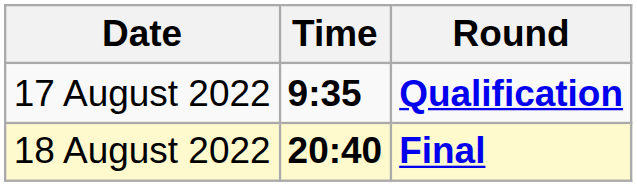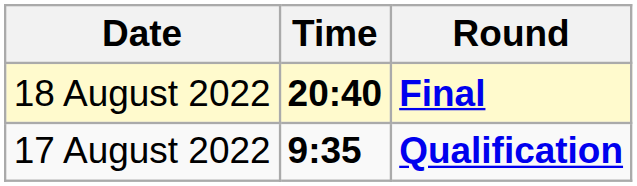rows swapped: (142, 92) <-> (142, 151)
